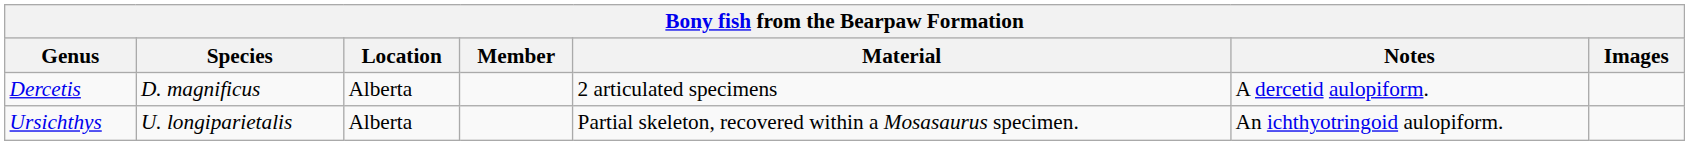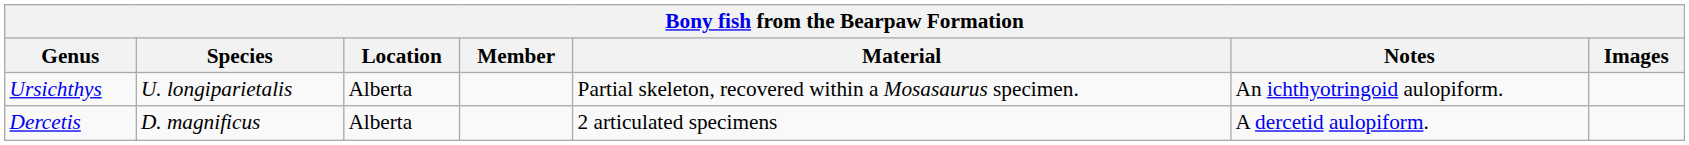rows swapped: (45, 88) <-> (56, 122)
